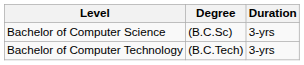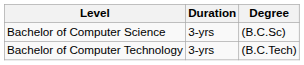columns swapped: (216, 13) <-> (273, 13)
